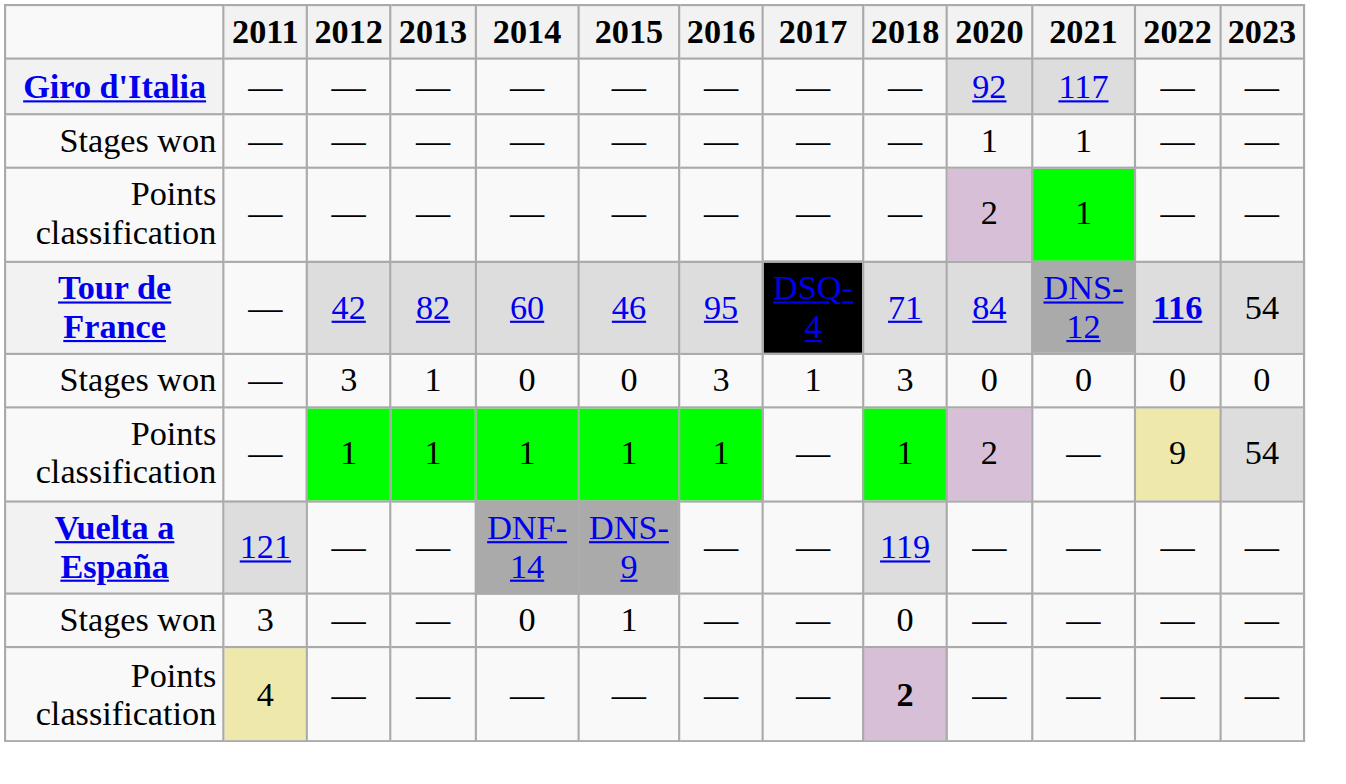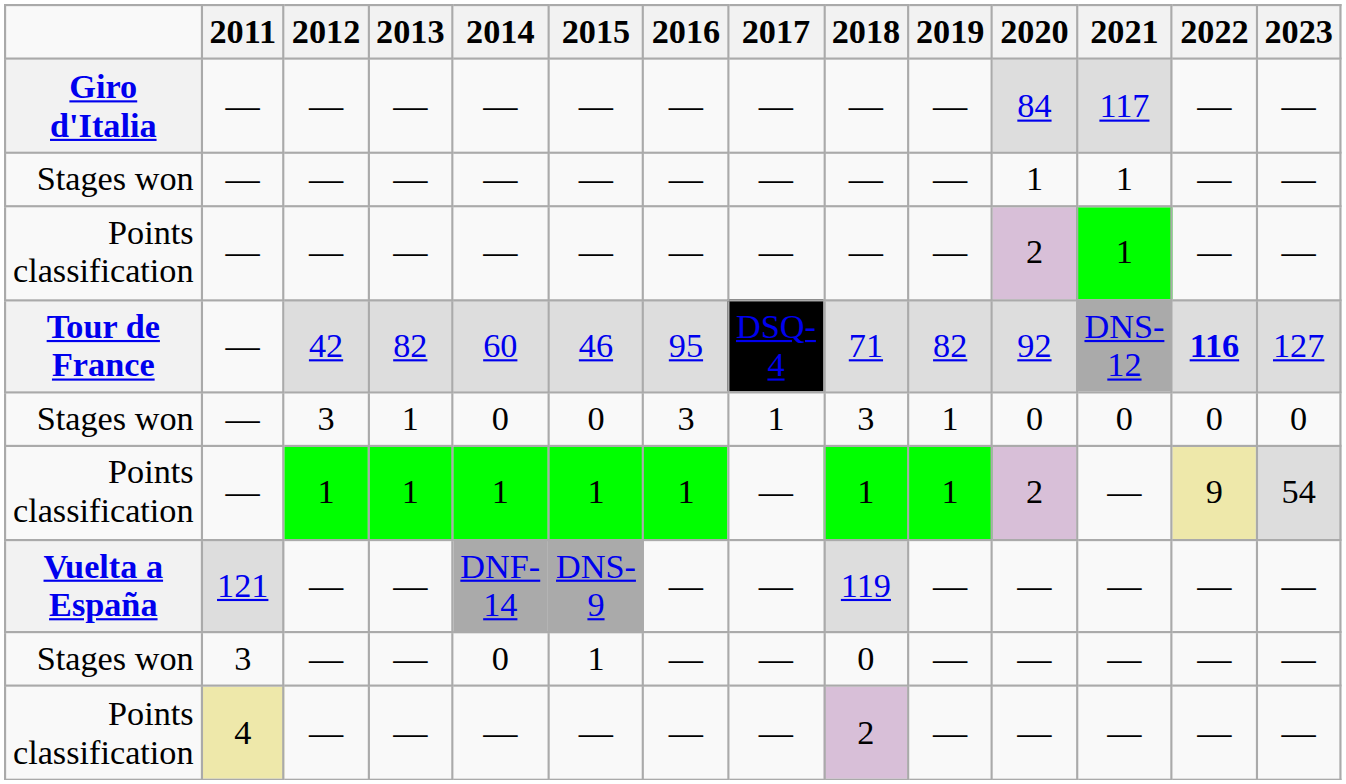+ column: (950, 31)
(989, 85) 92 -> (1034, 105) 84
(989, 306) 84 -> (1034, 345) 92
(1262, 306) 54 -> (1299, 345) 127
(905, 693) bold -> (866, 732) normal
